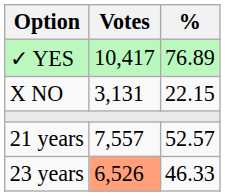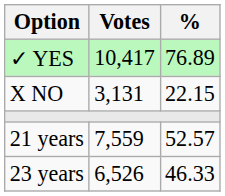(119, 138) 7,557 -> (119, 138) 7,559
(119, 173) lightsalmon background -> (119, 173) no background
